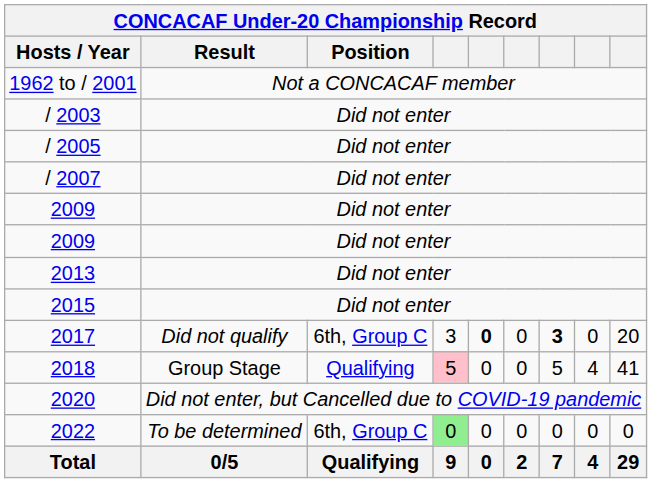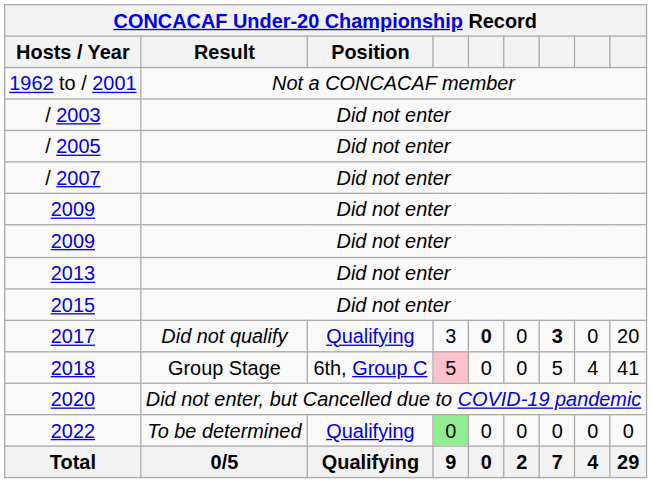(370, 336) 6th, Group C -> (370, 336) Qualifying
(370, 367) Qualifying -> (370, 367) 6th, Group C
(370, 430) 6th, Group C -> (370, 430) Qualifying
